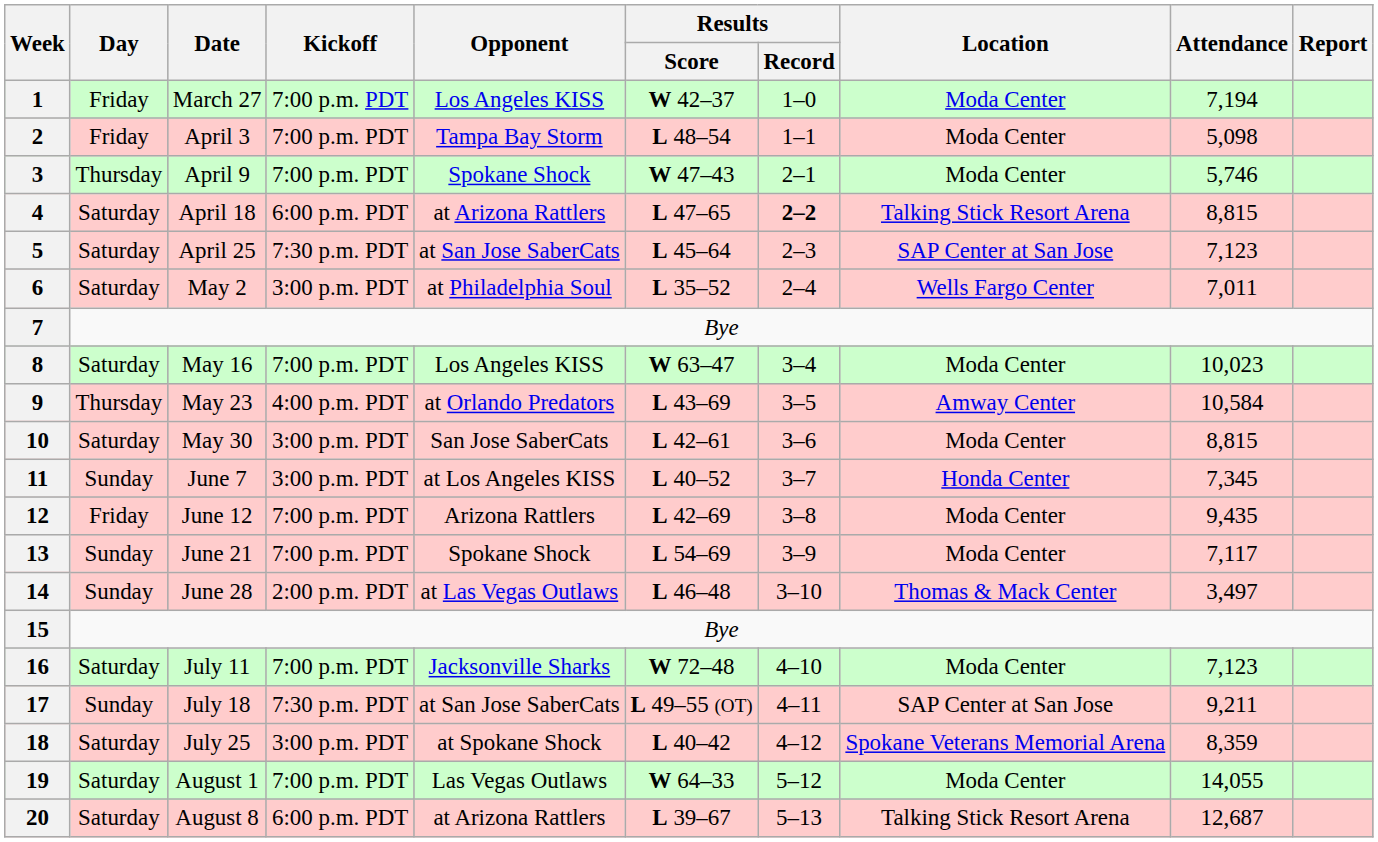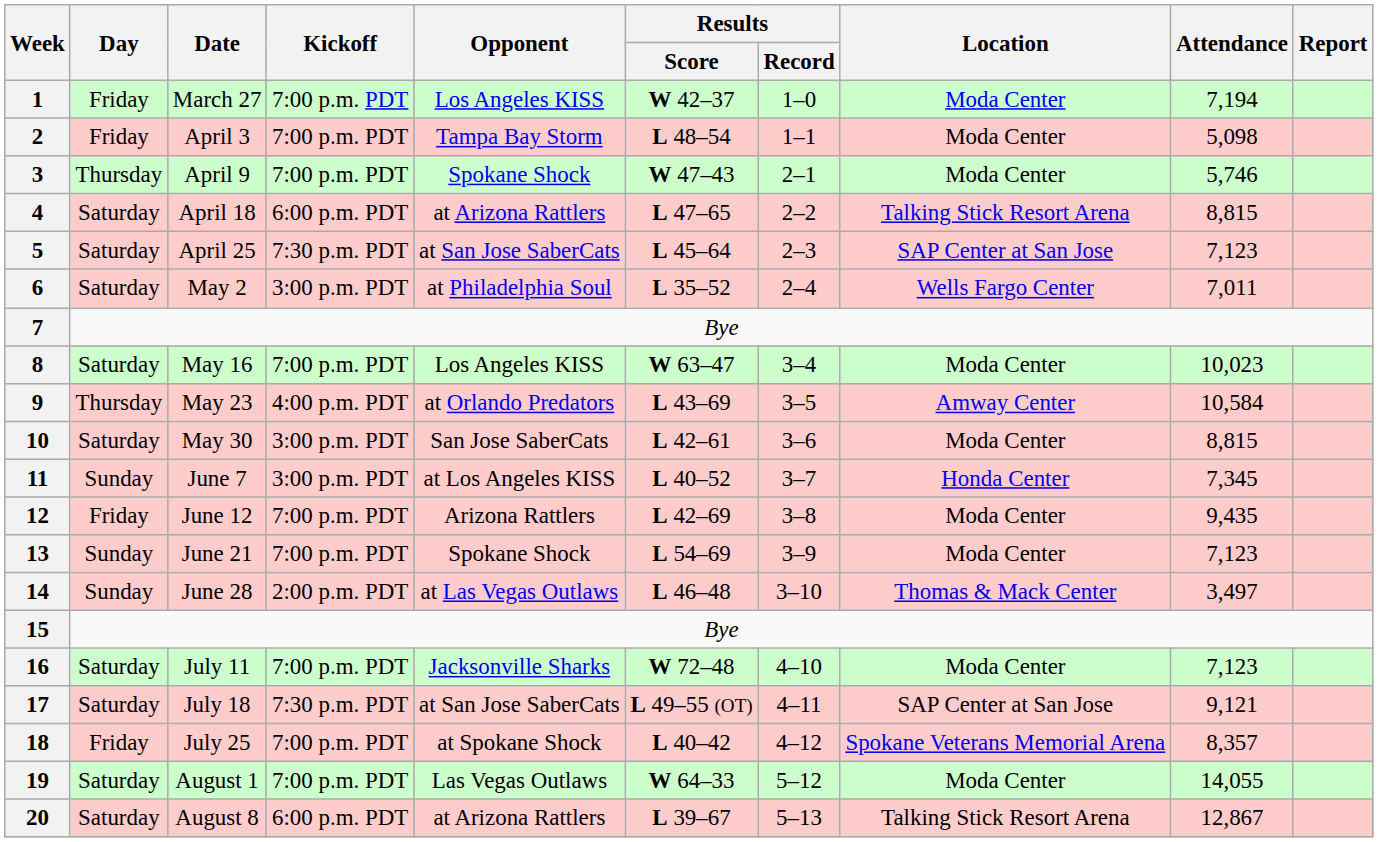(799, 212) bold -> (799, 212) normal
(1232, 553) 7,117 -> (1232, 553) 7,123
(119, 704) Sunday -> (119, 704) Saturday
(1232, 704) 9,211 -> (1232, 704) 9,121
(119, 742) Saturday -> (119, 742) Friday
(340, 742) 3:00 p.m. PDT -> (340, 742) 7:00 p.m. PDT
(1232, 742) 8,359 -> (1232, 742) 8,357
(1232, 818) 12,687 -> (1232, 818) 12,867
